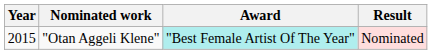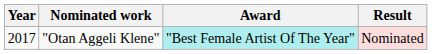(22, 37) 2015 -> (22, 37) 2017
